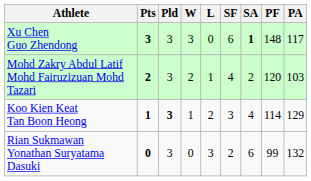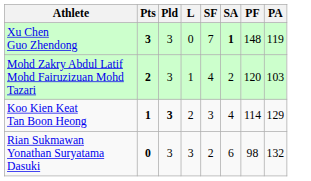- column: (191, 13)
(231, 38) 6 -> (211, 38) 7
(295, 38) 117 -> (275, 38) 119
(272, 153) 99 -> (252, 153) 98
